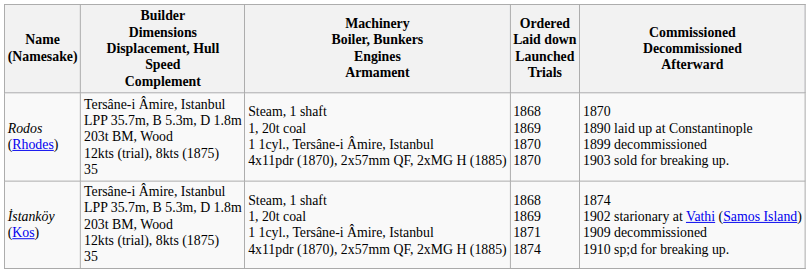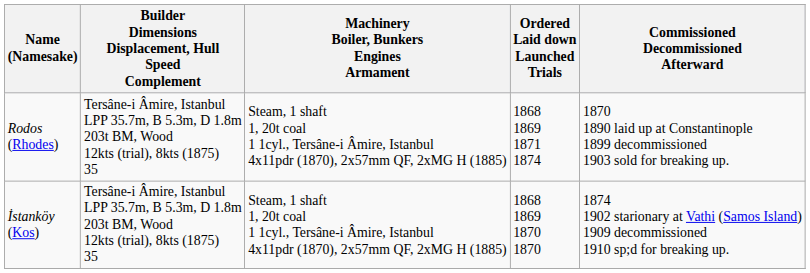(527, 137) 1868 1869 1870 1870 -> (527, 137) 1868 1869 1871 1874
(527, 225) 1868 1869 1871 1874 -> (527, 225) 1868 1869 1870 1870
